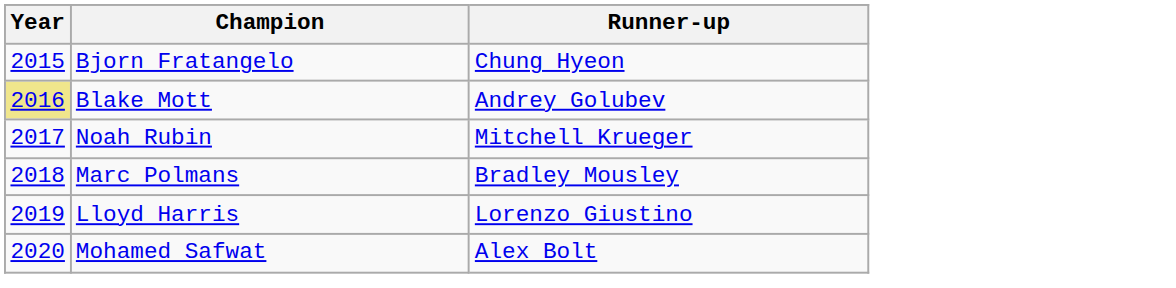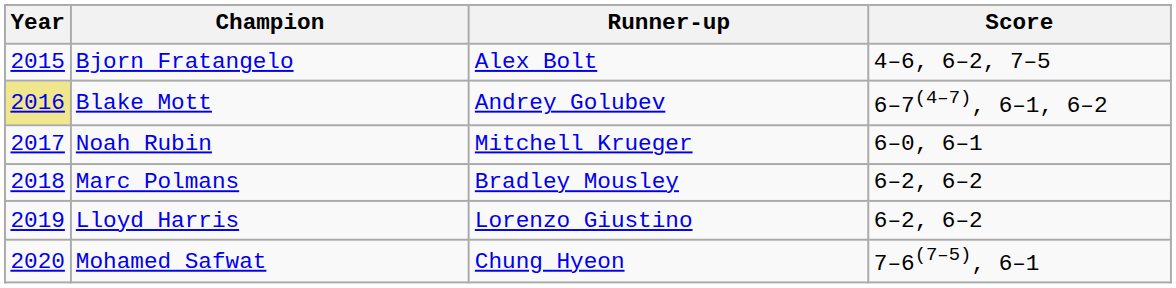+ column: (1019, 24)
(550, 62) Chung Hyeon -> (536, 62) Alex Bolt
(536, 253) Alex Bolt -> (550, 261) Chung Hyeon
